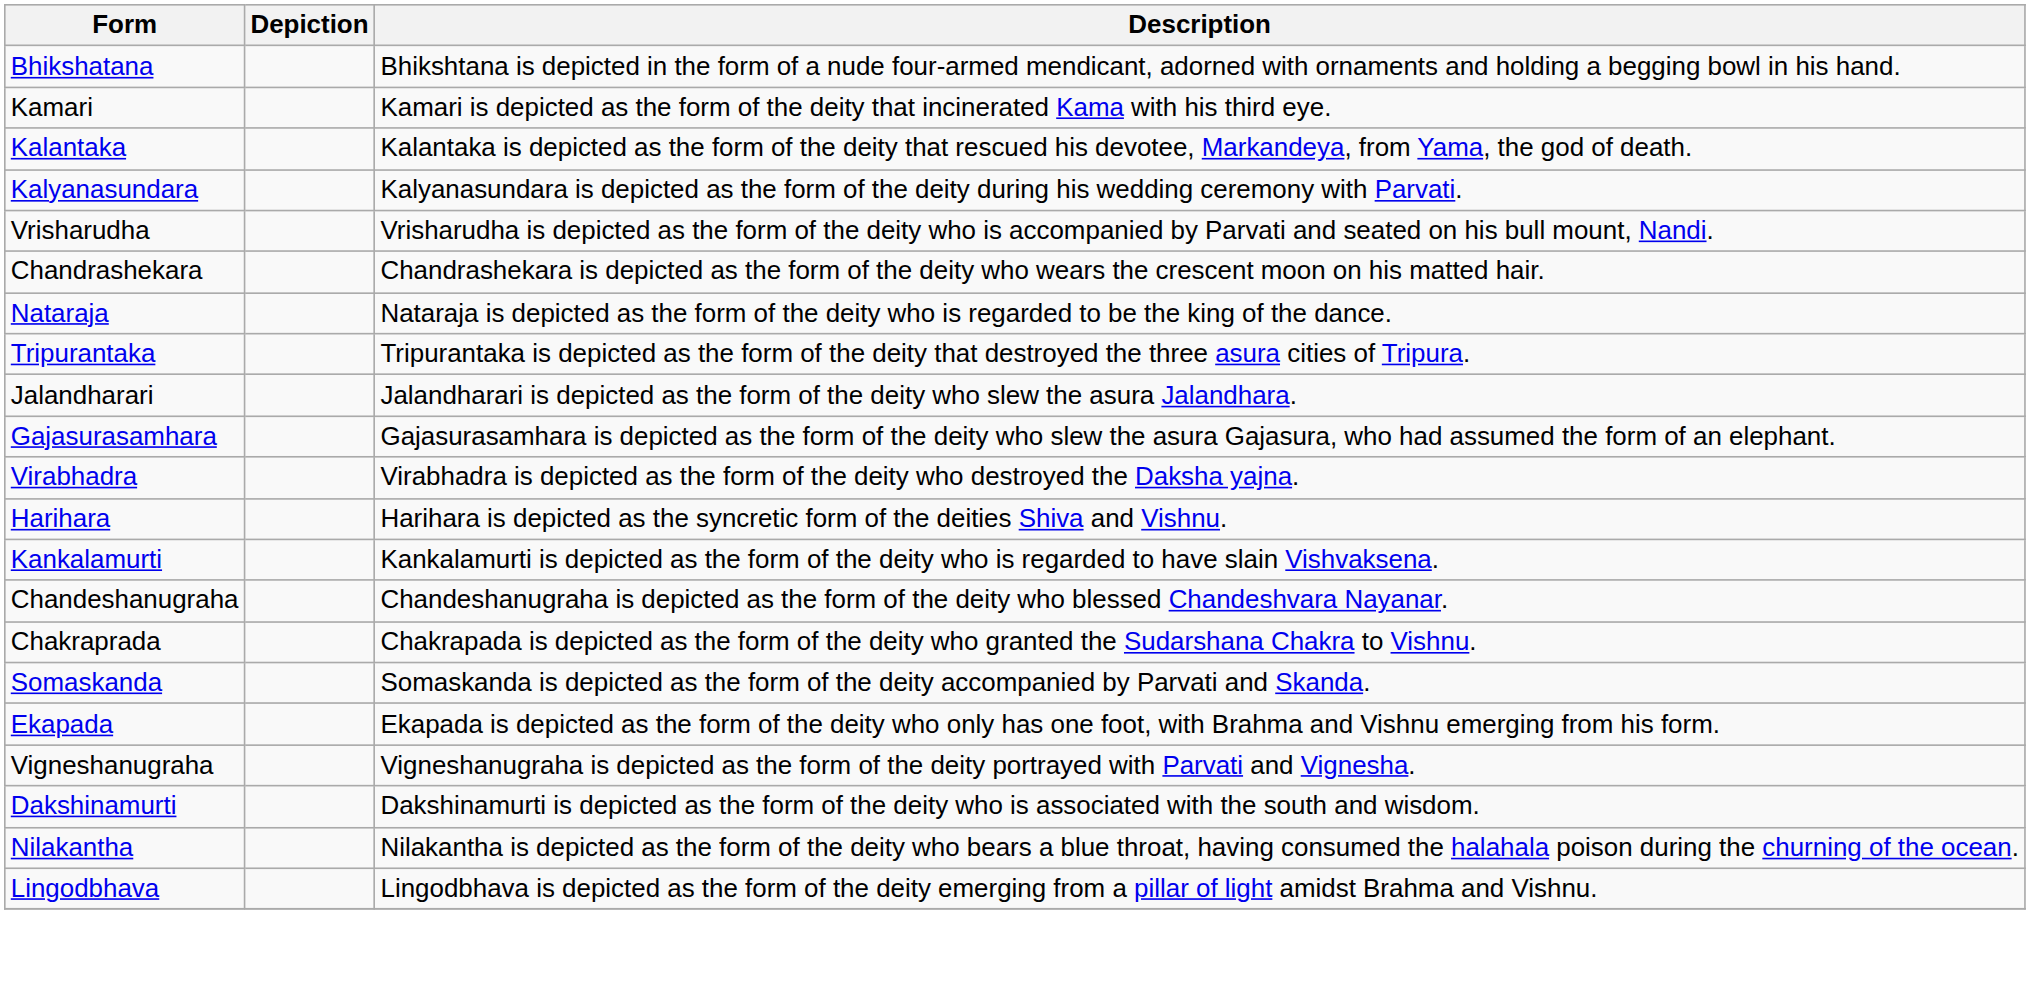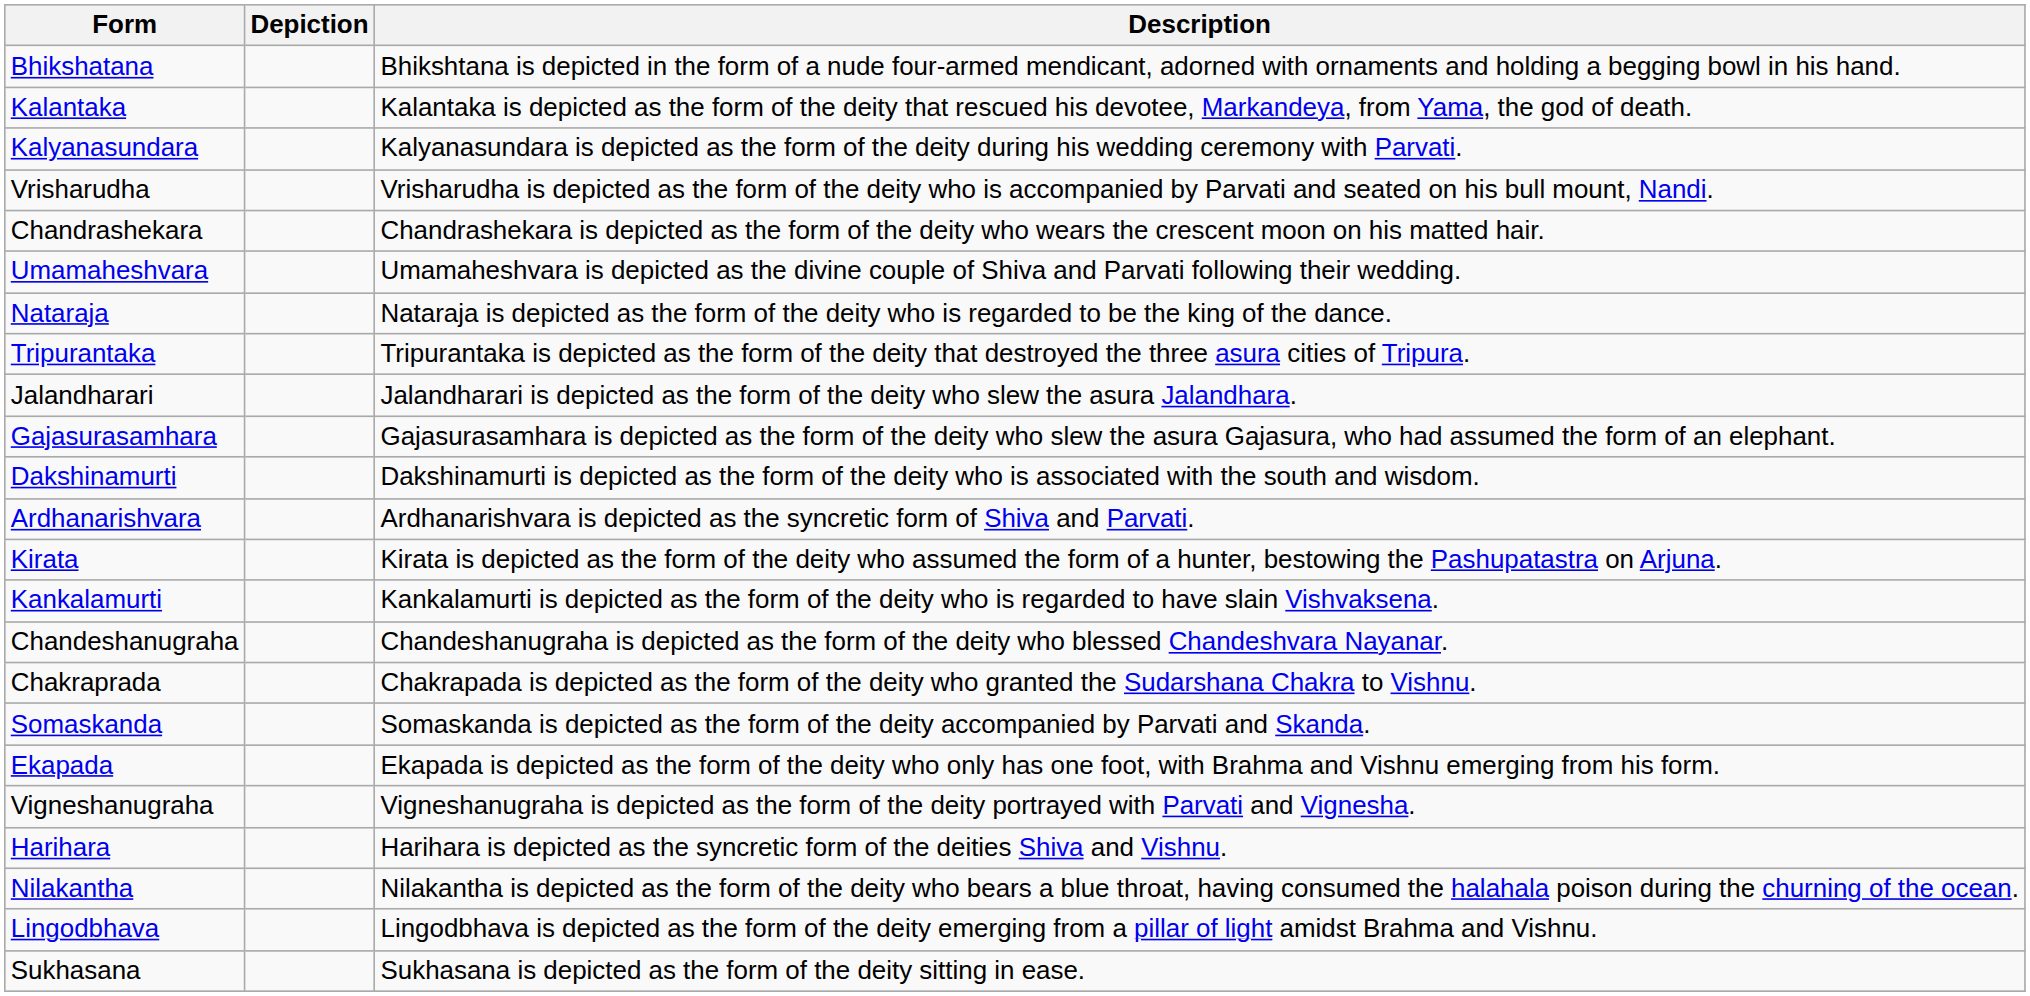- row: (52, 107)
+ row: (109, 271)
- row: (74, 477)
rows swapped: (60, 518) <-> (94, 806)
+ row: (106, 518)
+ row: (45, 559)
+ row: (76, 970)
